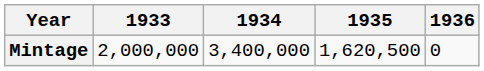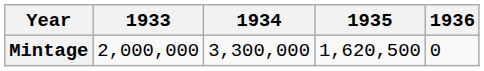(259, 51) 3,400,000 -> (259, 51) 3,300,000
